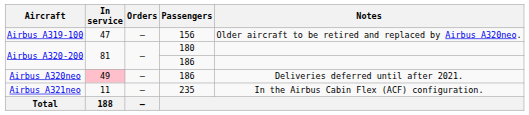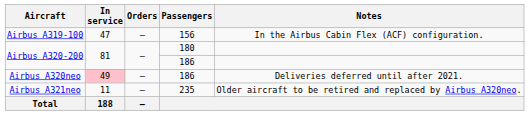(369, 35) Older aircraft to be retired and replaced by Airbus A320neo. -> (369, 35) In the Airbus Cabin Flex (ACF) configuration.
(369, 90) In the Airbus Cabin Flex (ACF) configuration. -> (369, 90) Older aircraft to be retired and replaced by Airbus A320neo.
